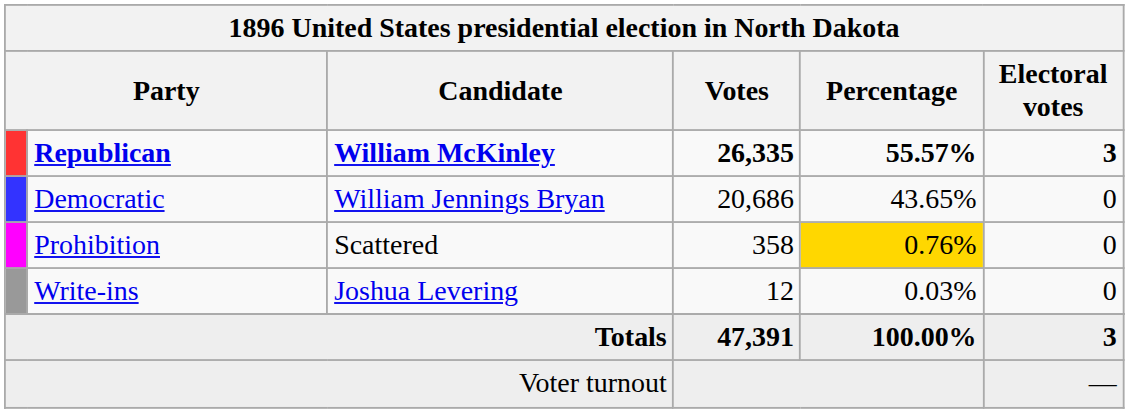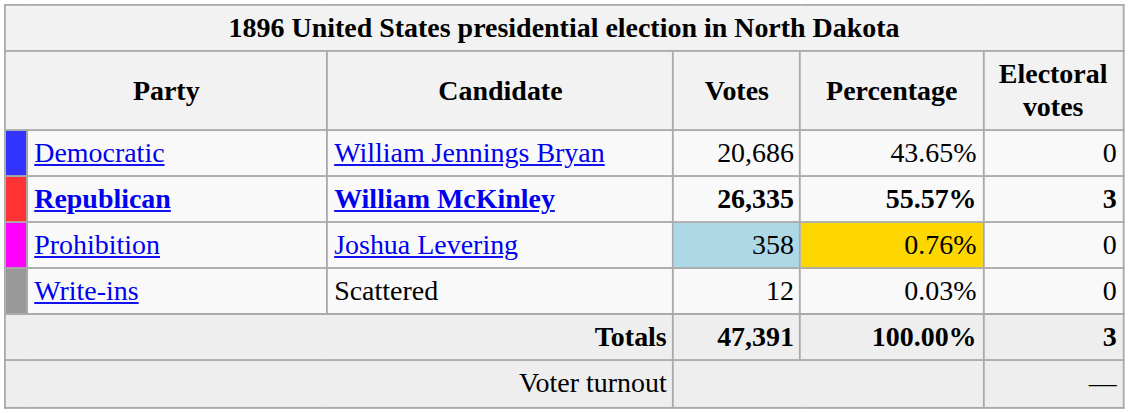rows swapped: (103, 153) <-> (99, 199)
(386, 245) Scattered -> (426, 245) Joshua Levering
(773, 245) no background -> (773, 245) lightblue background
(426, 291) Joshua Levering -> (386, 291) Scattered
